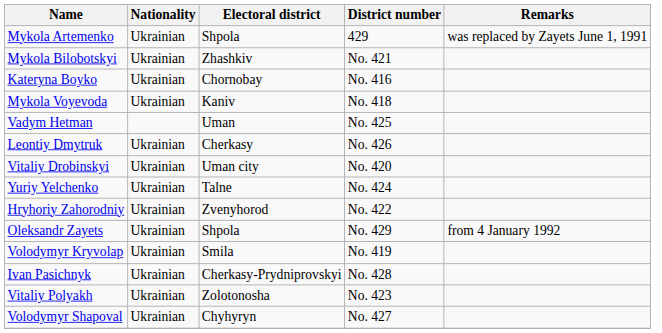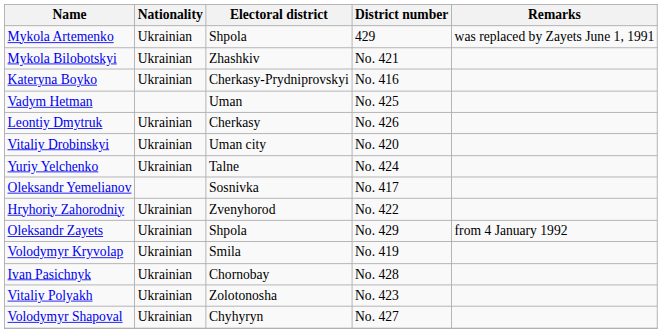(232, 79) Chornobay -> (279, 79) Cherkasy-Prydniprovskyi
- row: (57, 101)
+ row: (70, 187)
(272, 274) Cherkasy-Prydniprovskyi -> (239, 274) Chornobay
